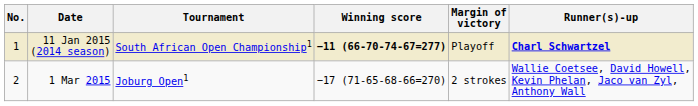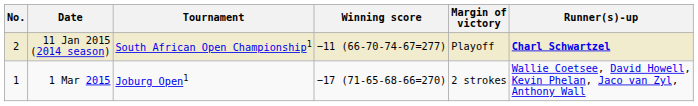(16, 47) 1 -> (16, 47) 2
(382, 47) bold -> (382, 47) normal
(16, 81) 2 -> (16, 81) 1
